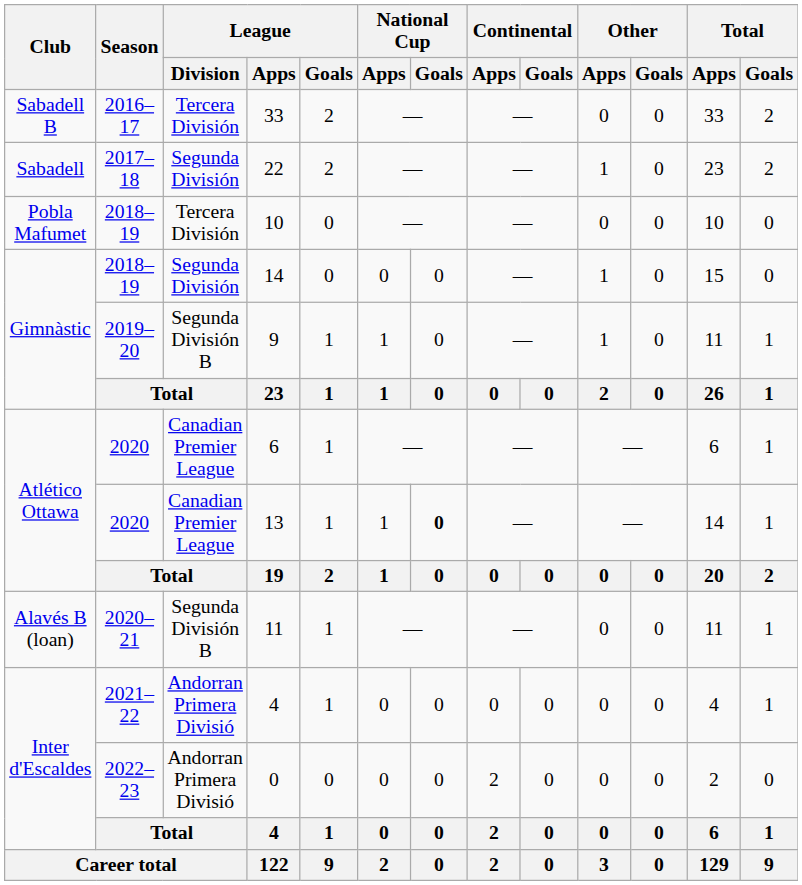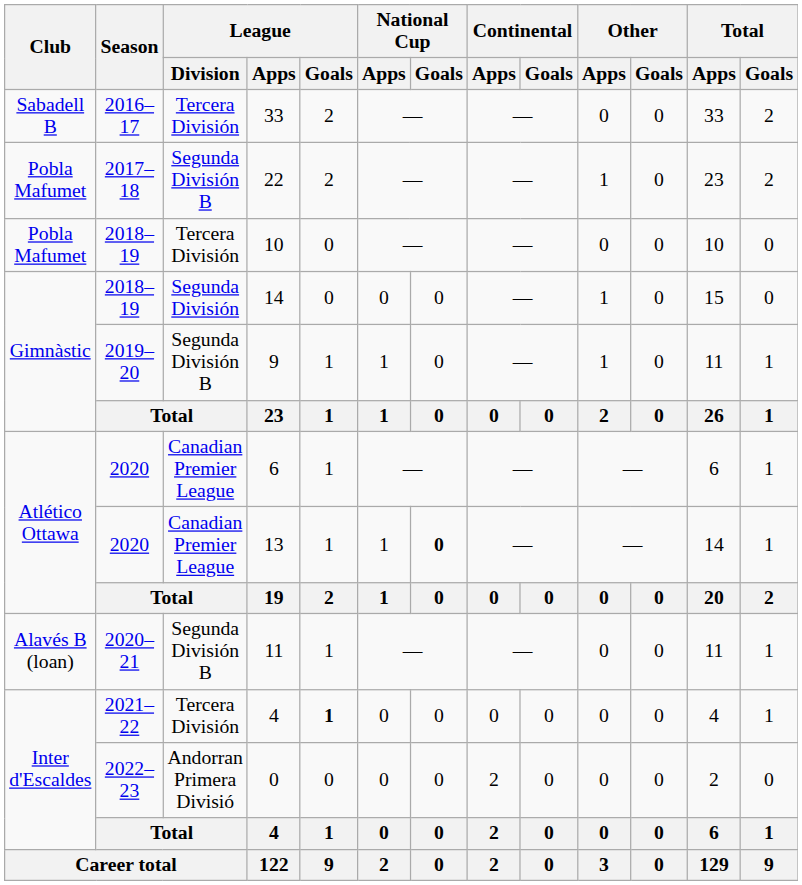(50, 169) Sabadell -> (50, 180) Pobla Mafumet
(205, 169) Segunda División -> (205, 180) Segunda División B
(205, 704) Andorran Primera Divisió -> (205, 715) Tercera División
(329, 704) normal -> (329, 715) bold
